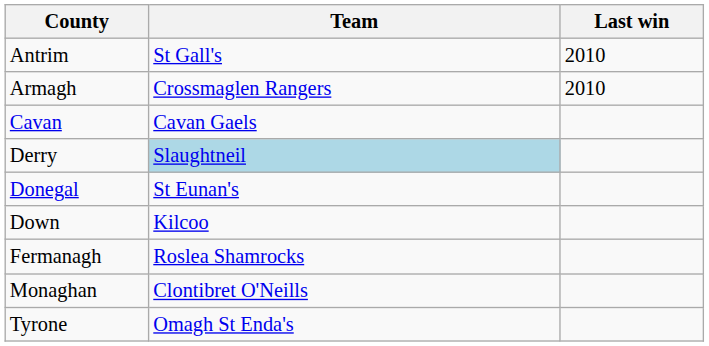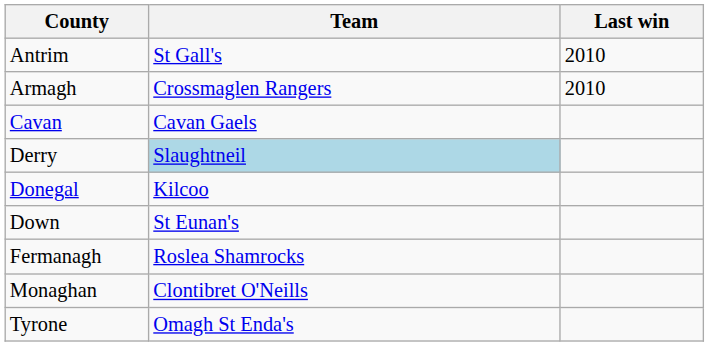(196, 189) St Eunan's -> (181, 189) Kilcoo
(181, 222) Kilcoo -> (196, 222) St Eunan's
